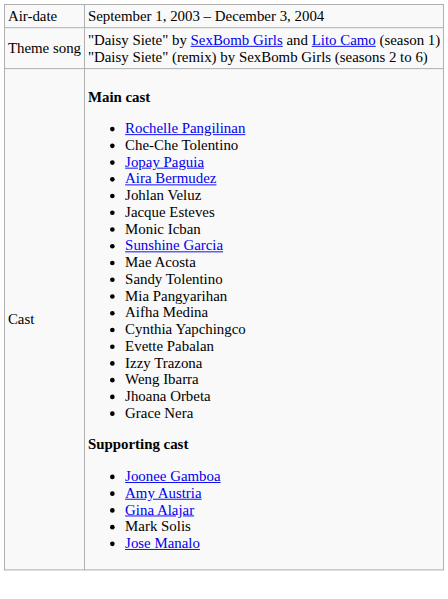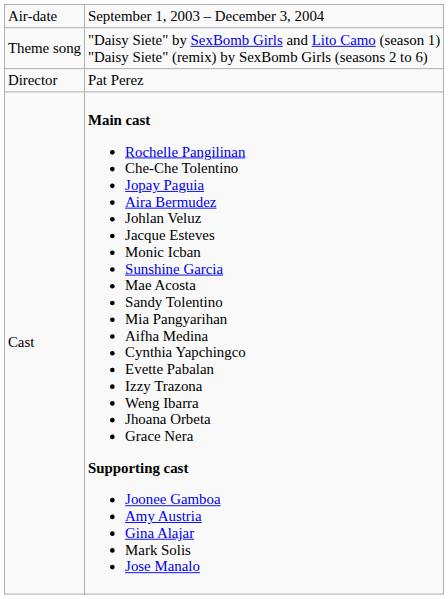+ row: (33, 80)
